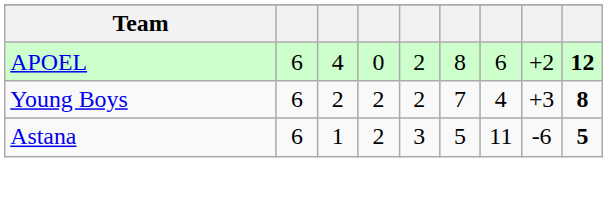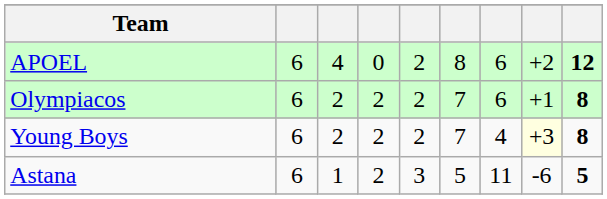+ row: (68, 99)
(542, 99) no background -> (542, 136) lightyellow background
